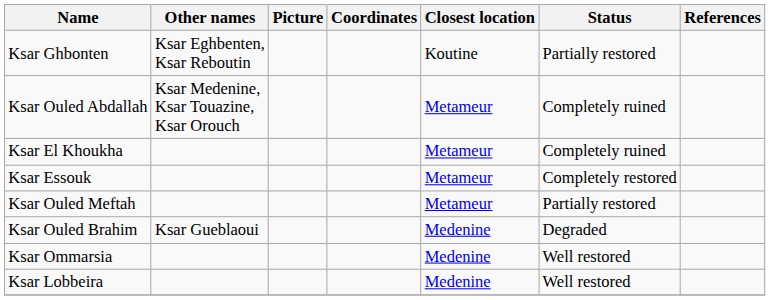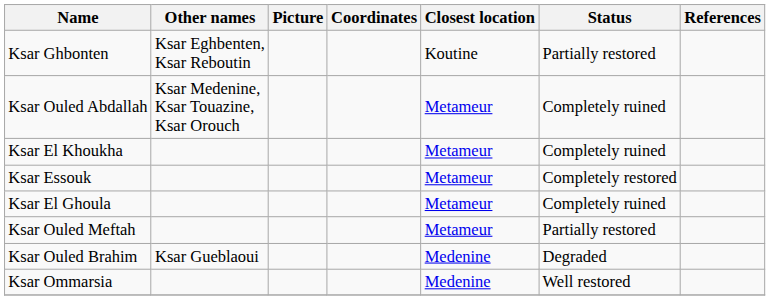+ row: (60, 203)
- row: (56, 282)
